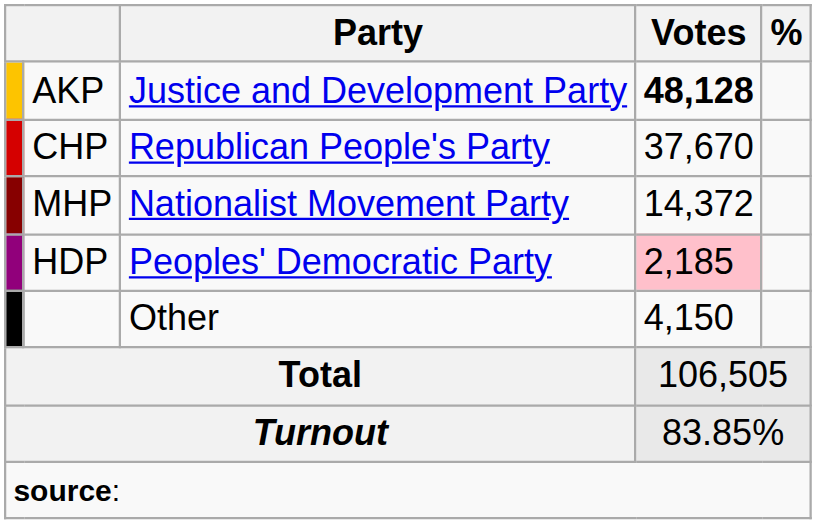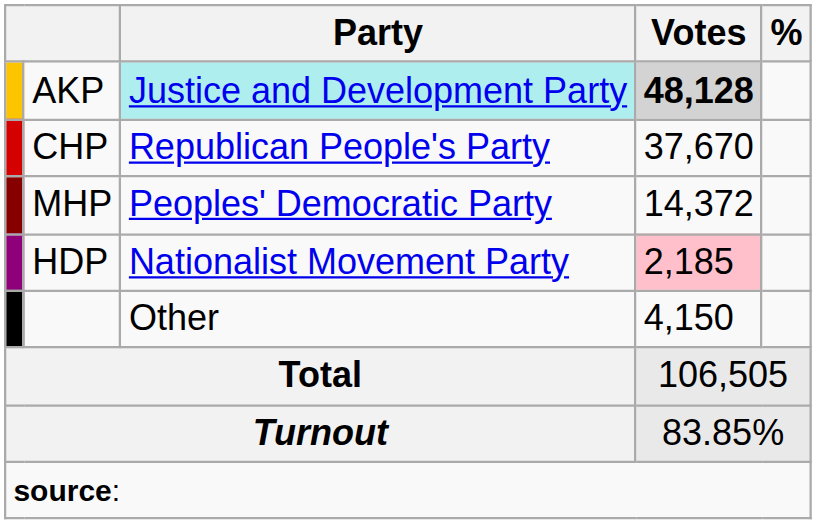(378, 90) no background -> (378, 90) paleturquoise background
(699, 90) no background -> (699, 90) lightgrey background
(349, 204) Nationalist Movement Party -> (340, 204) Peoples' Democratic Party
(340, 261) Peoples' Democratic Party -> (349, 261) Nationalist Movement Party
